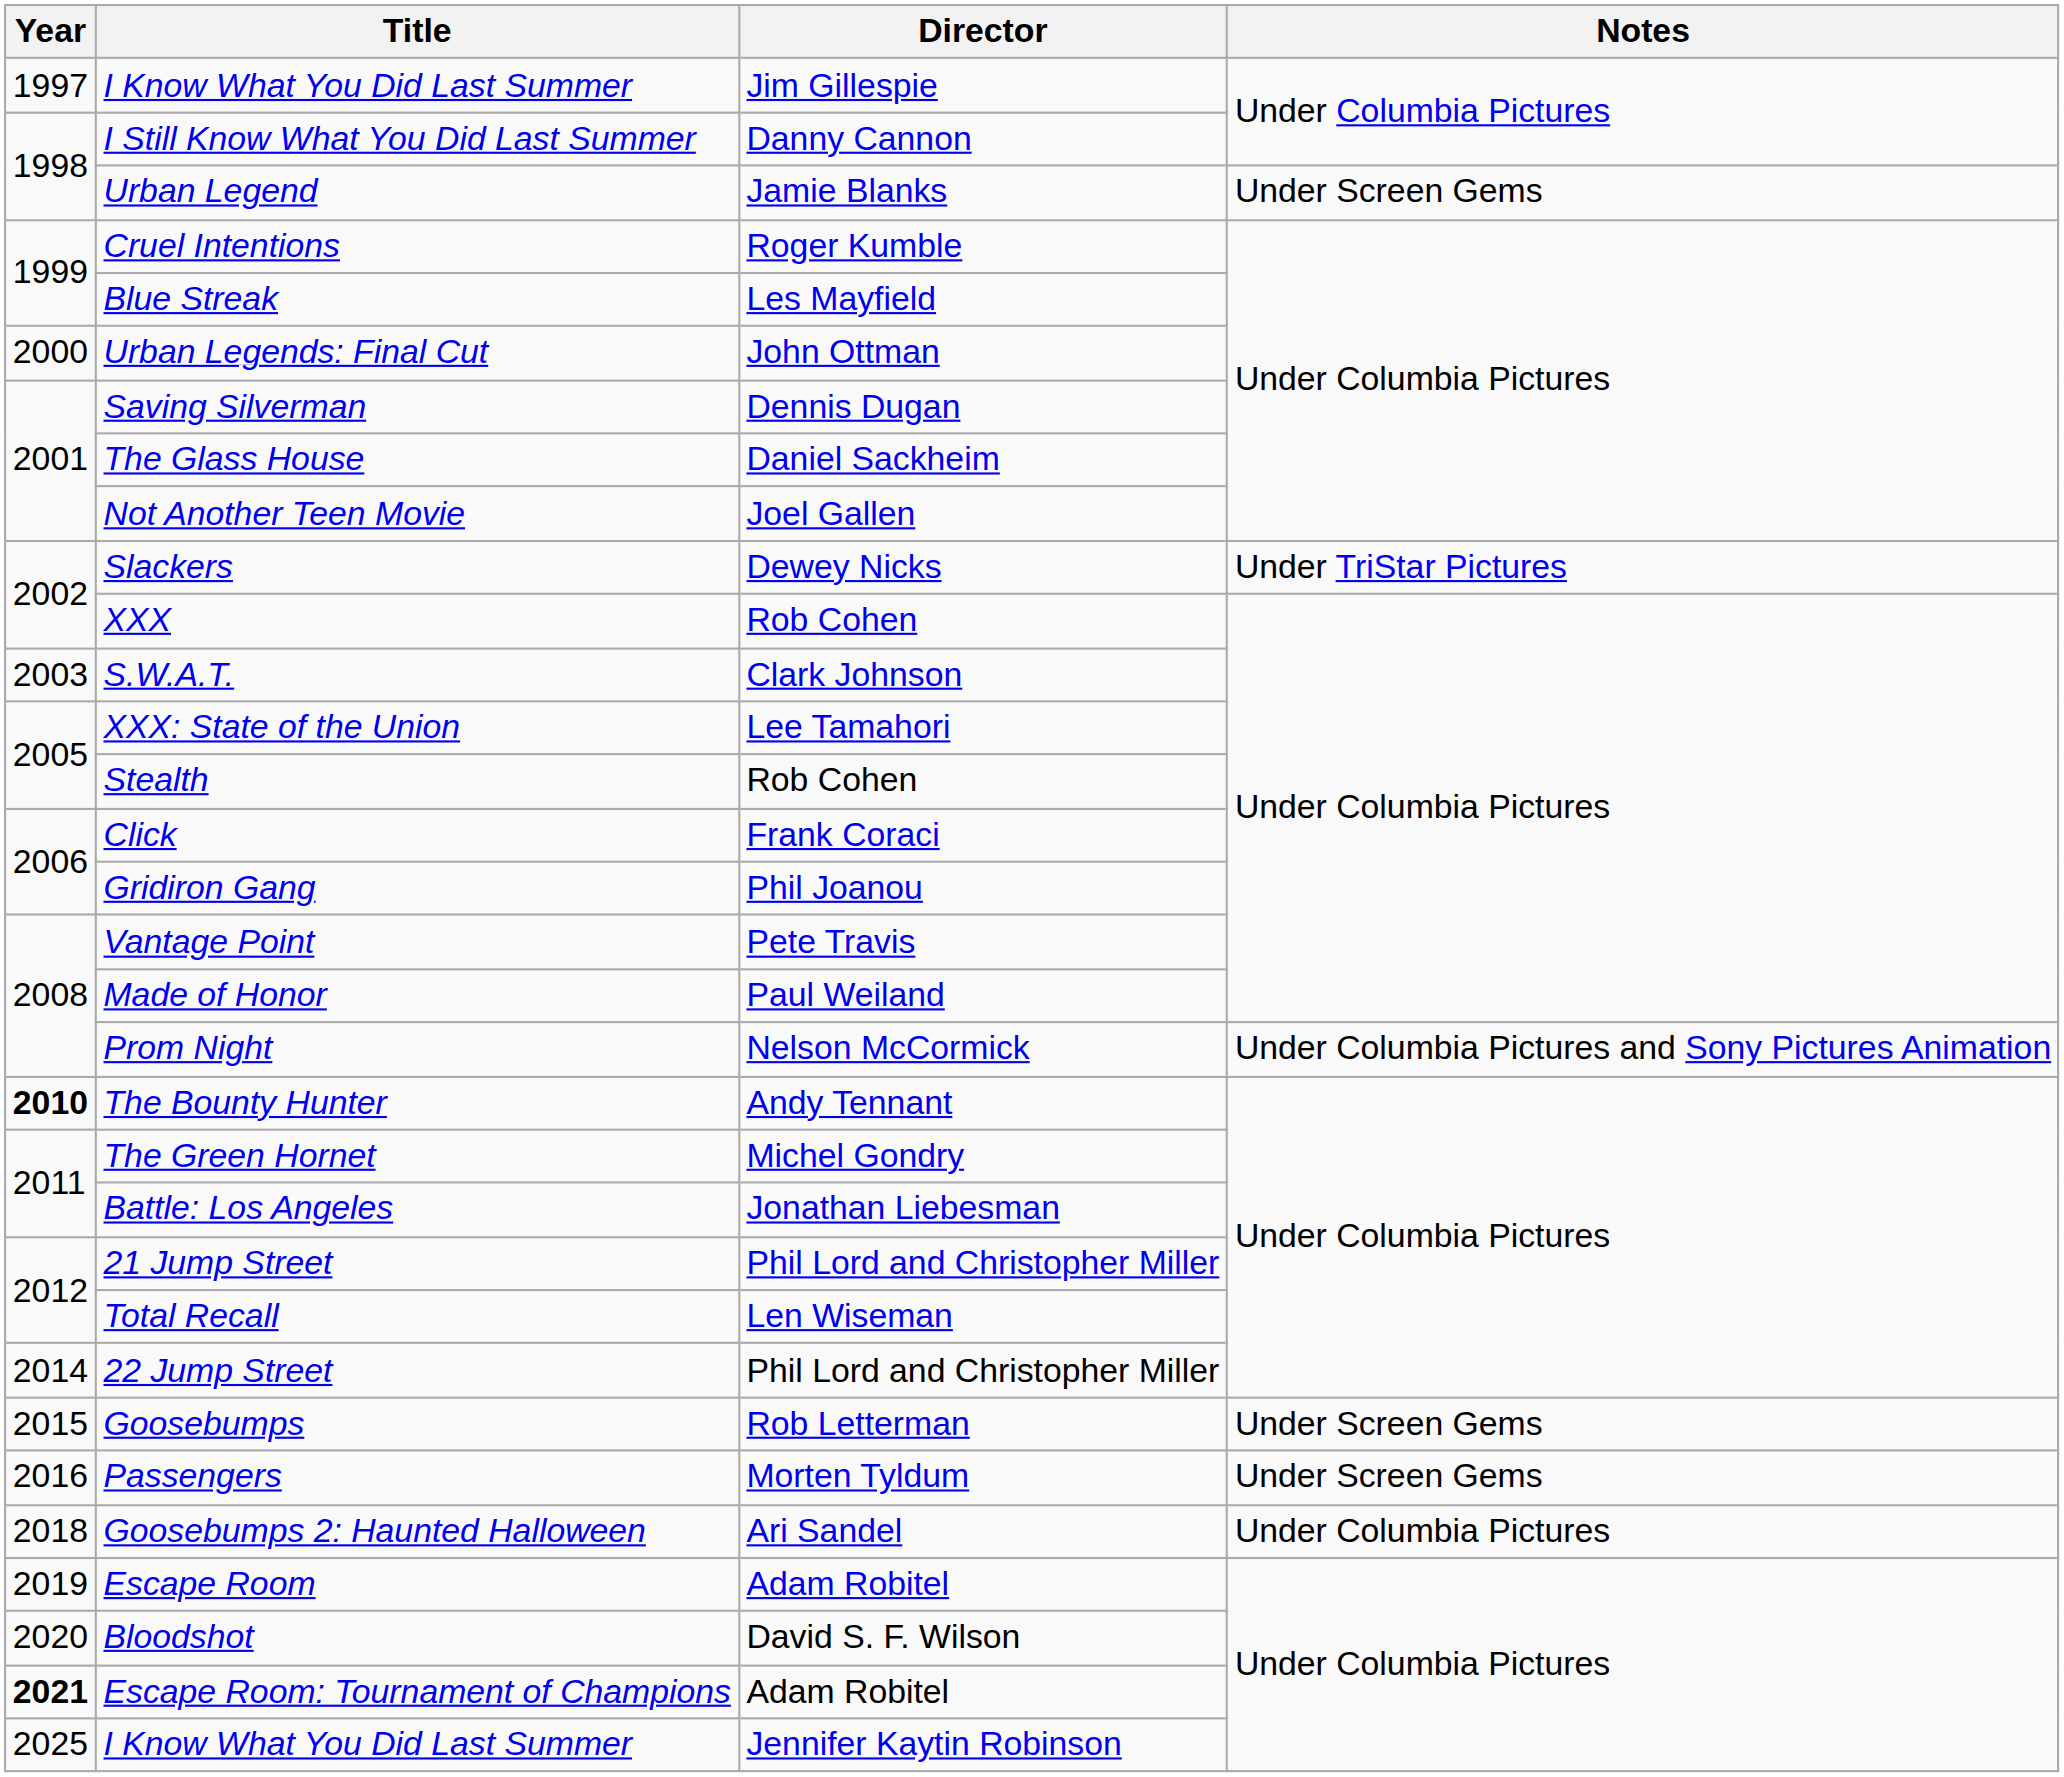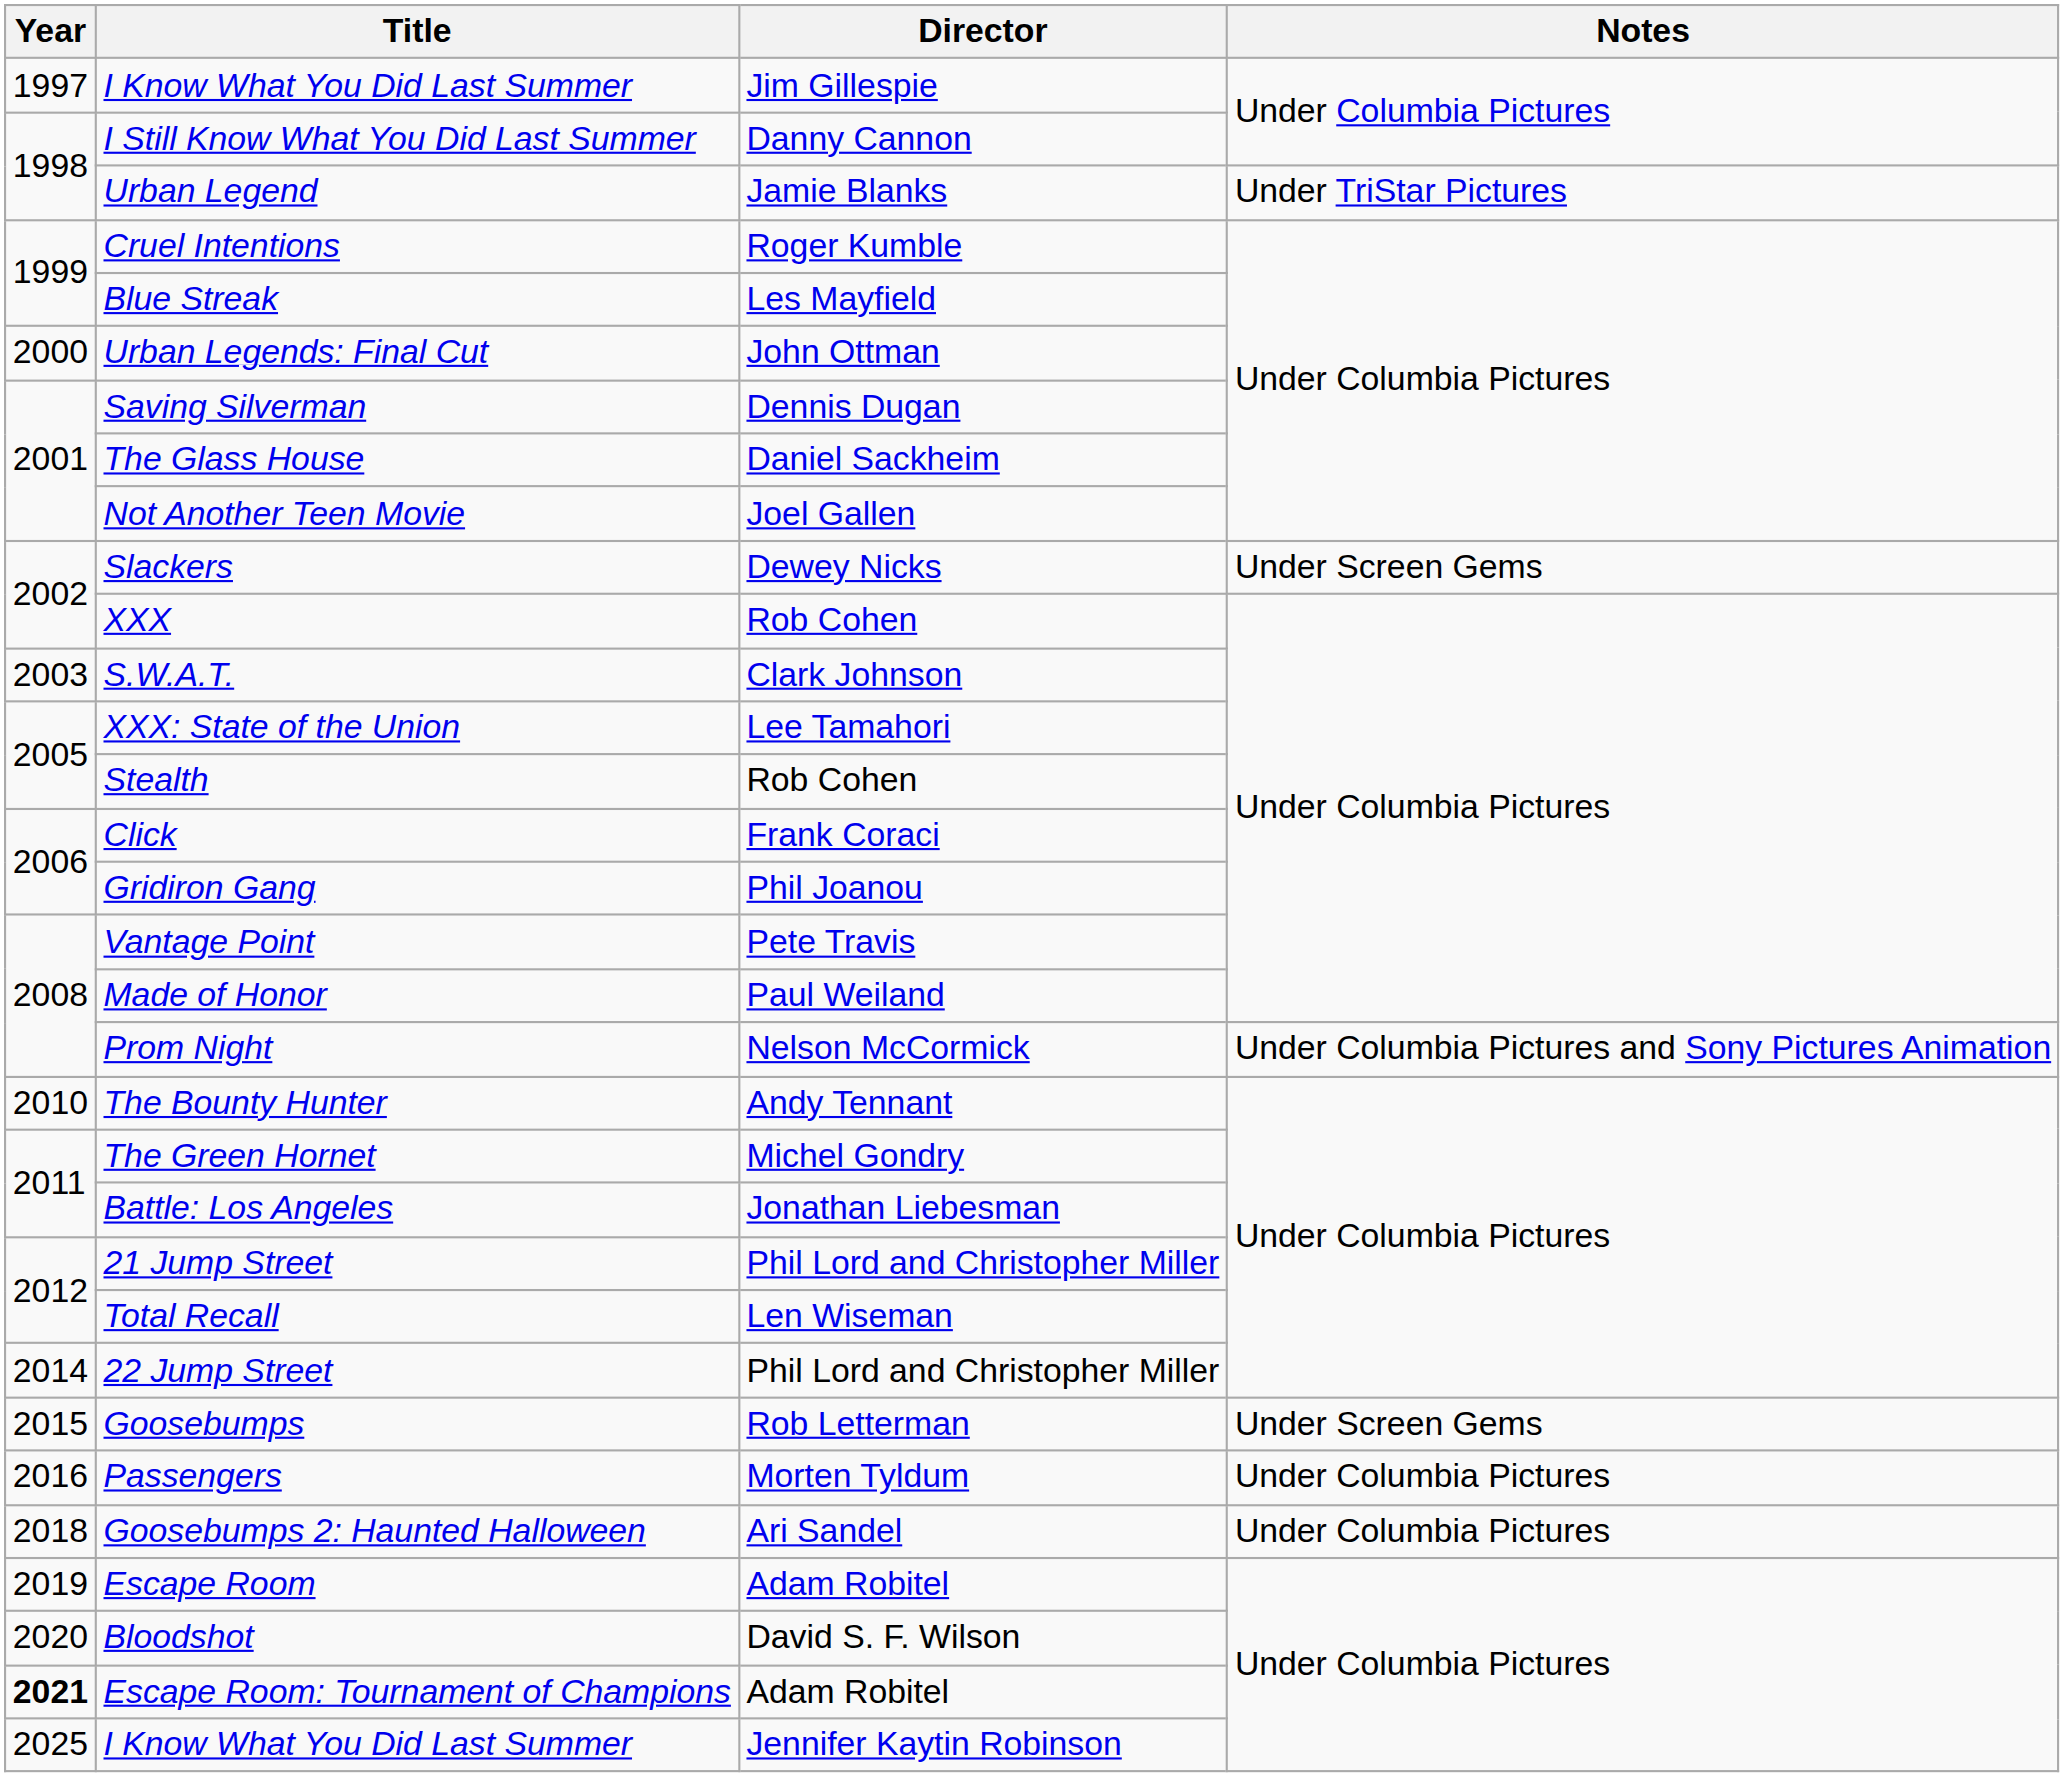(1389, 191) Under Screen Gems -> (1401, 191) Under TriStar Pictures
(1401, 566) Under TriStar Pictures -> (1389, 566) Under Screen Gems
(50, 1102) bold -> (50, 1102) normal
(1389, 1476) Under Screen Gems -> (1423, 1476) Under Columbia Pictures
